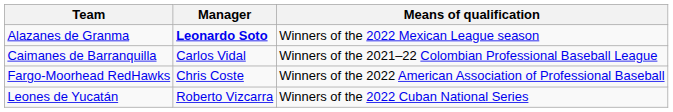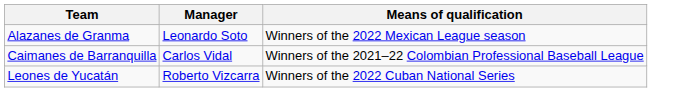(222, 35) bold -> (205, 35) normal
- row: (89, 76)
